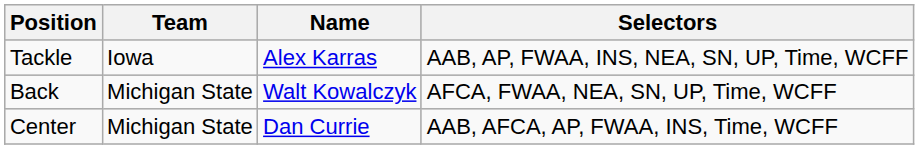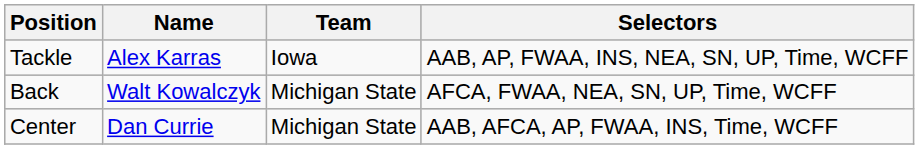columns swapped: (340, 23) <-> (180, 23)
